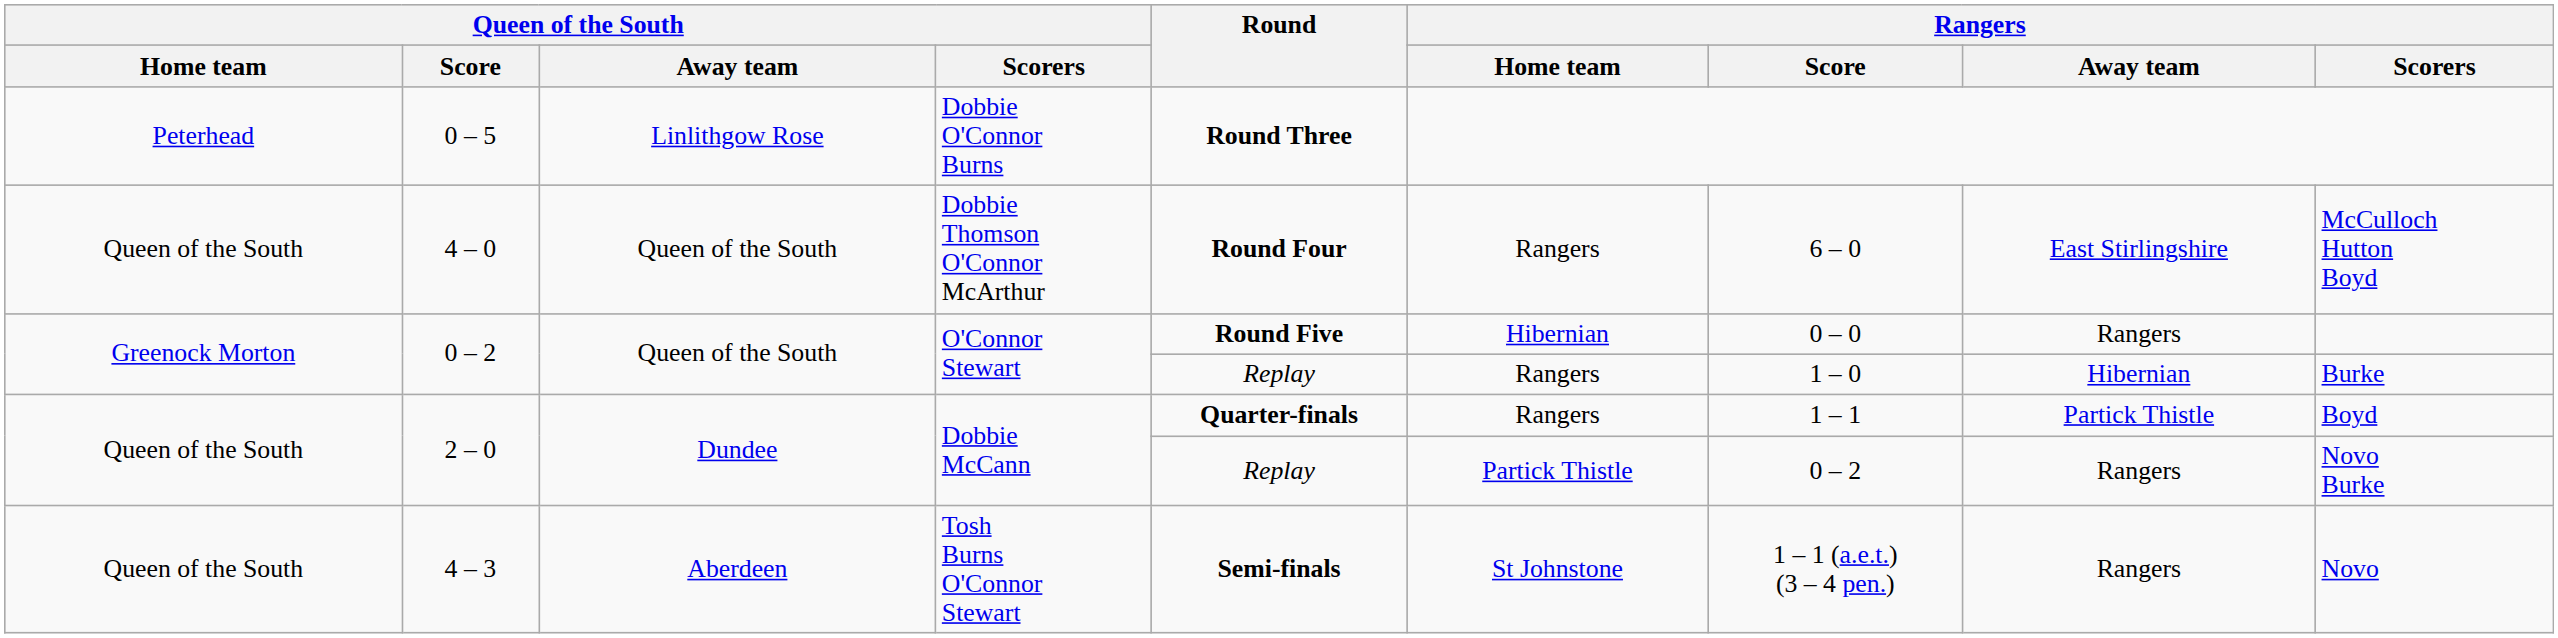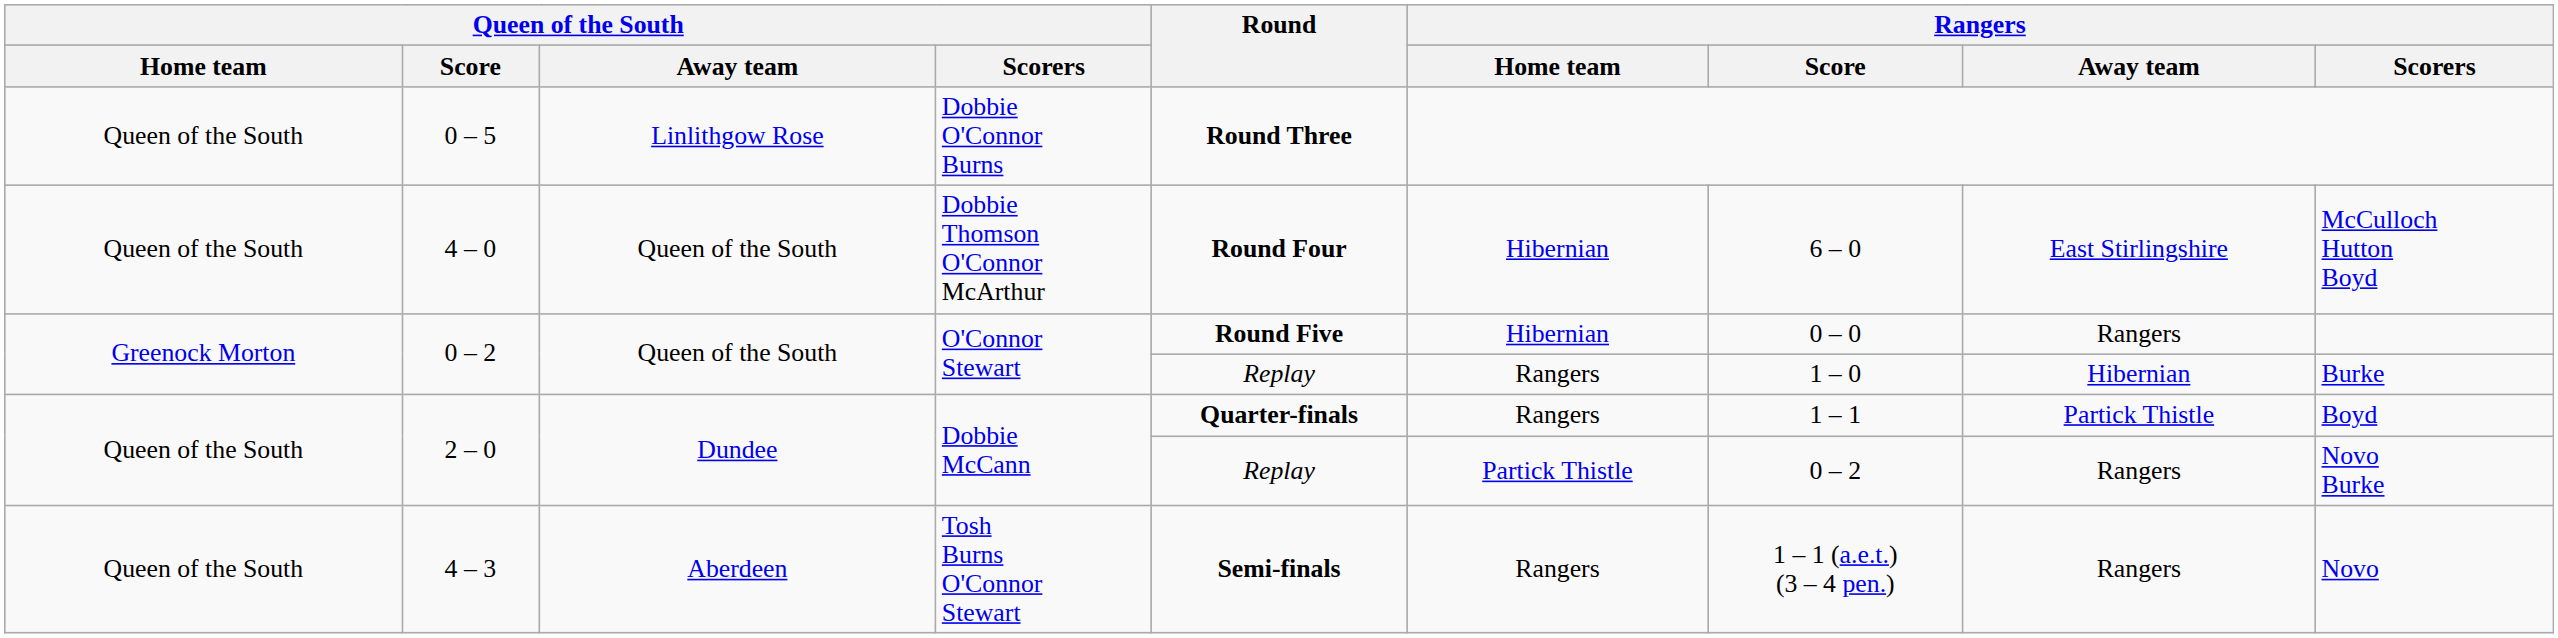(203, 135) Peterhead -> (203, 135) Queen of the South
(1557, 248) Rangers -> (1557, 248) Hibernian
(1557, 569) St Johnstone -> (1557, 569) Rangers
